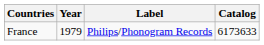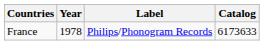(71, 31) 1979 -> (71, 31) 1978
